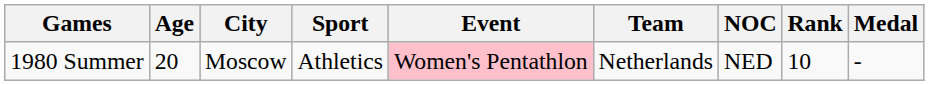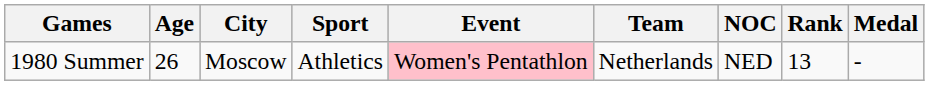(166, 60) 20 -> (166, 60) 26
(799, 60) 10 -> (799, 60) 13
